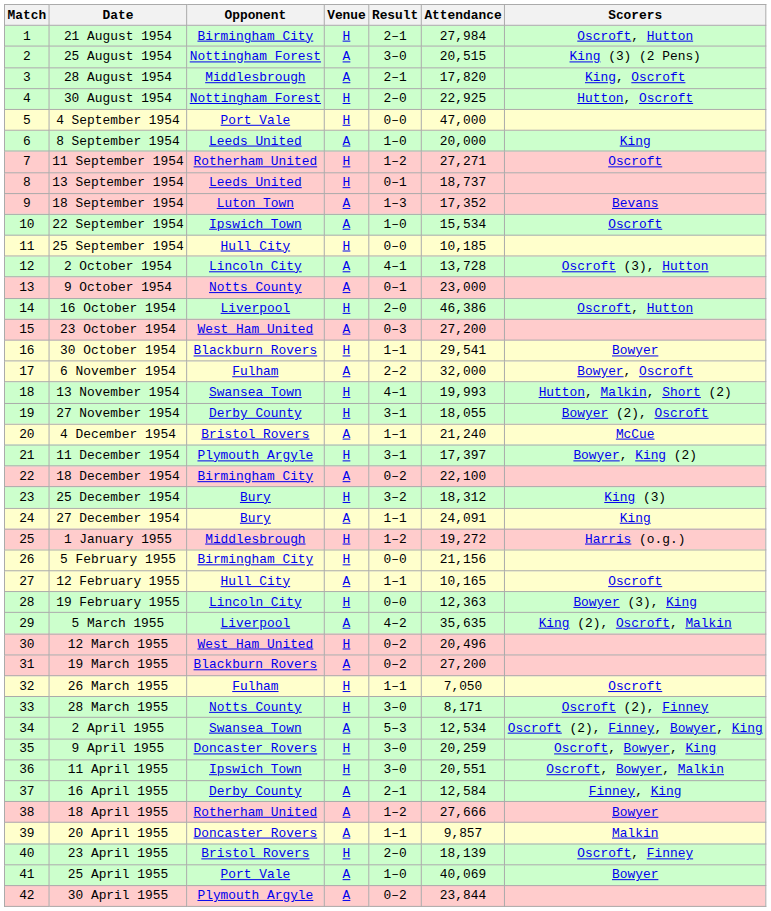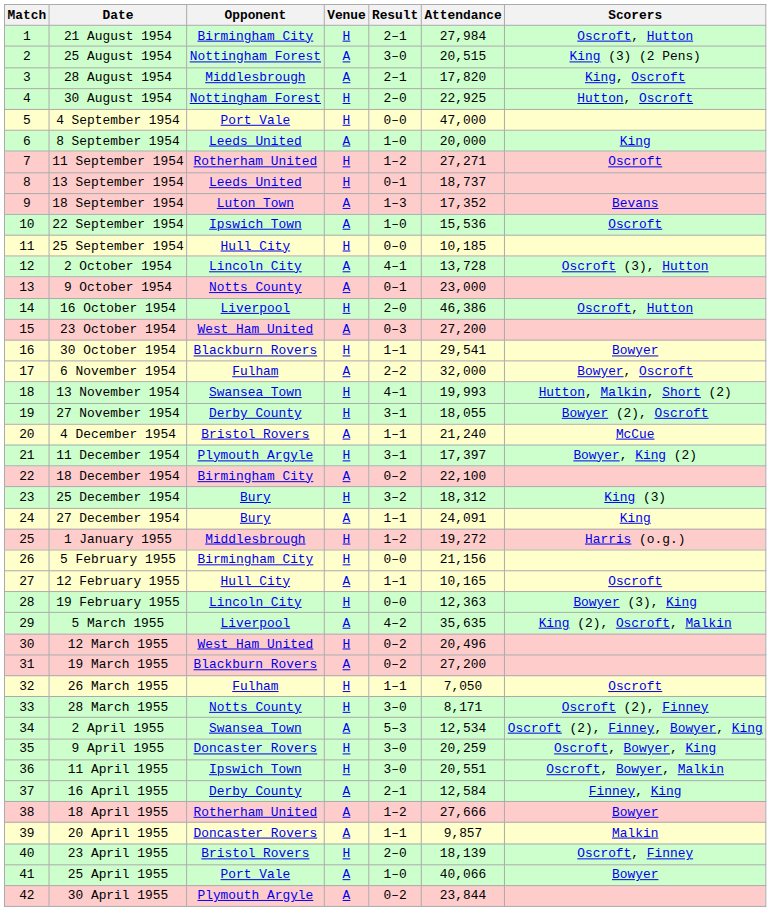(463, 225) 15,534 -> (463, 225) 15,536
(463, 875) 40,069 -> (463, 875) 40,066
